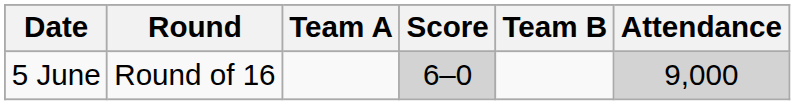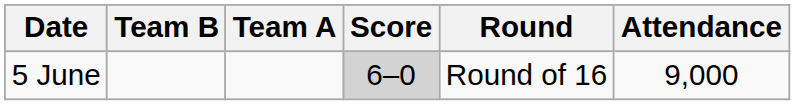columns swapped: (195, 27) <-> (555, 27)
(701, 74) lightgrey background -> (701, 74) no background
